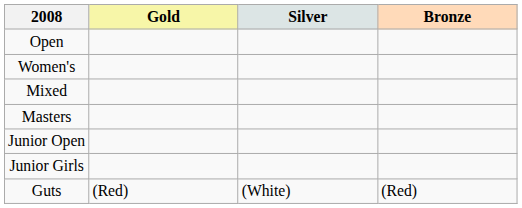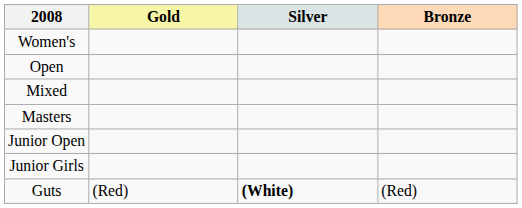rows swapped: (47, 41) <-> (47, 66)
(266, 191) normal -> (267, 191) bold
